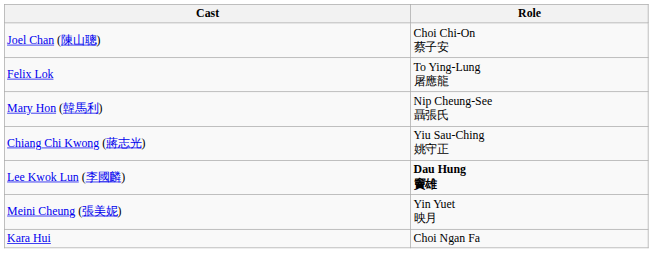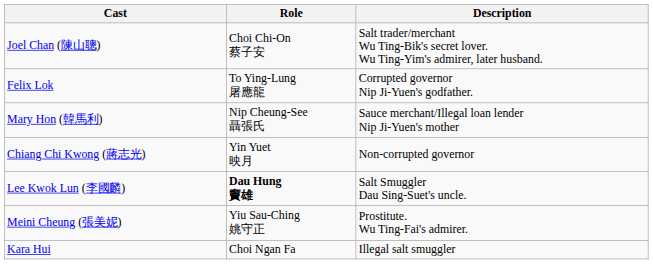+ column: (502, 13)
(449, 142) Yiu Sau-Ching 姚守正 -> (250, 153) Yin Yuet 映月
(434, 211) Yin Yuet 映月 -> (264, 222) Yiu Sau-Ching 姚守正
